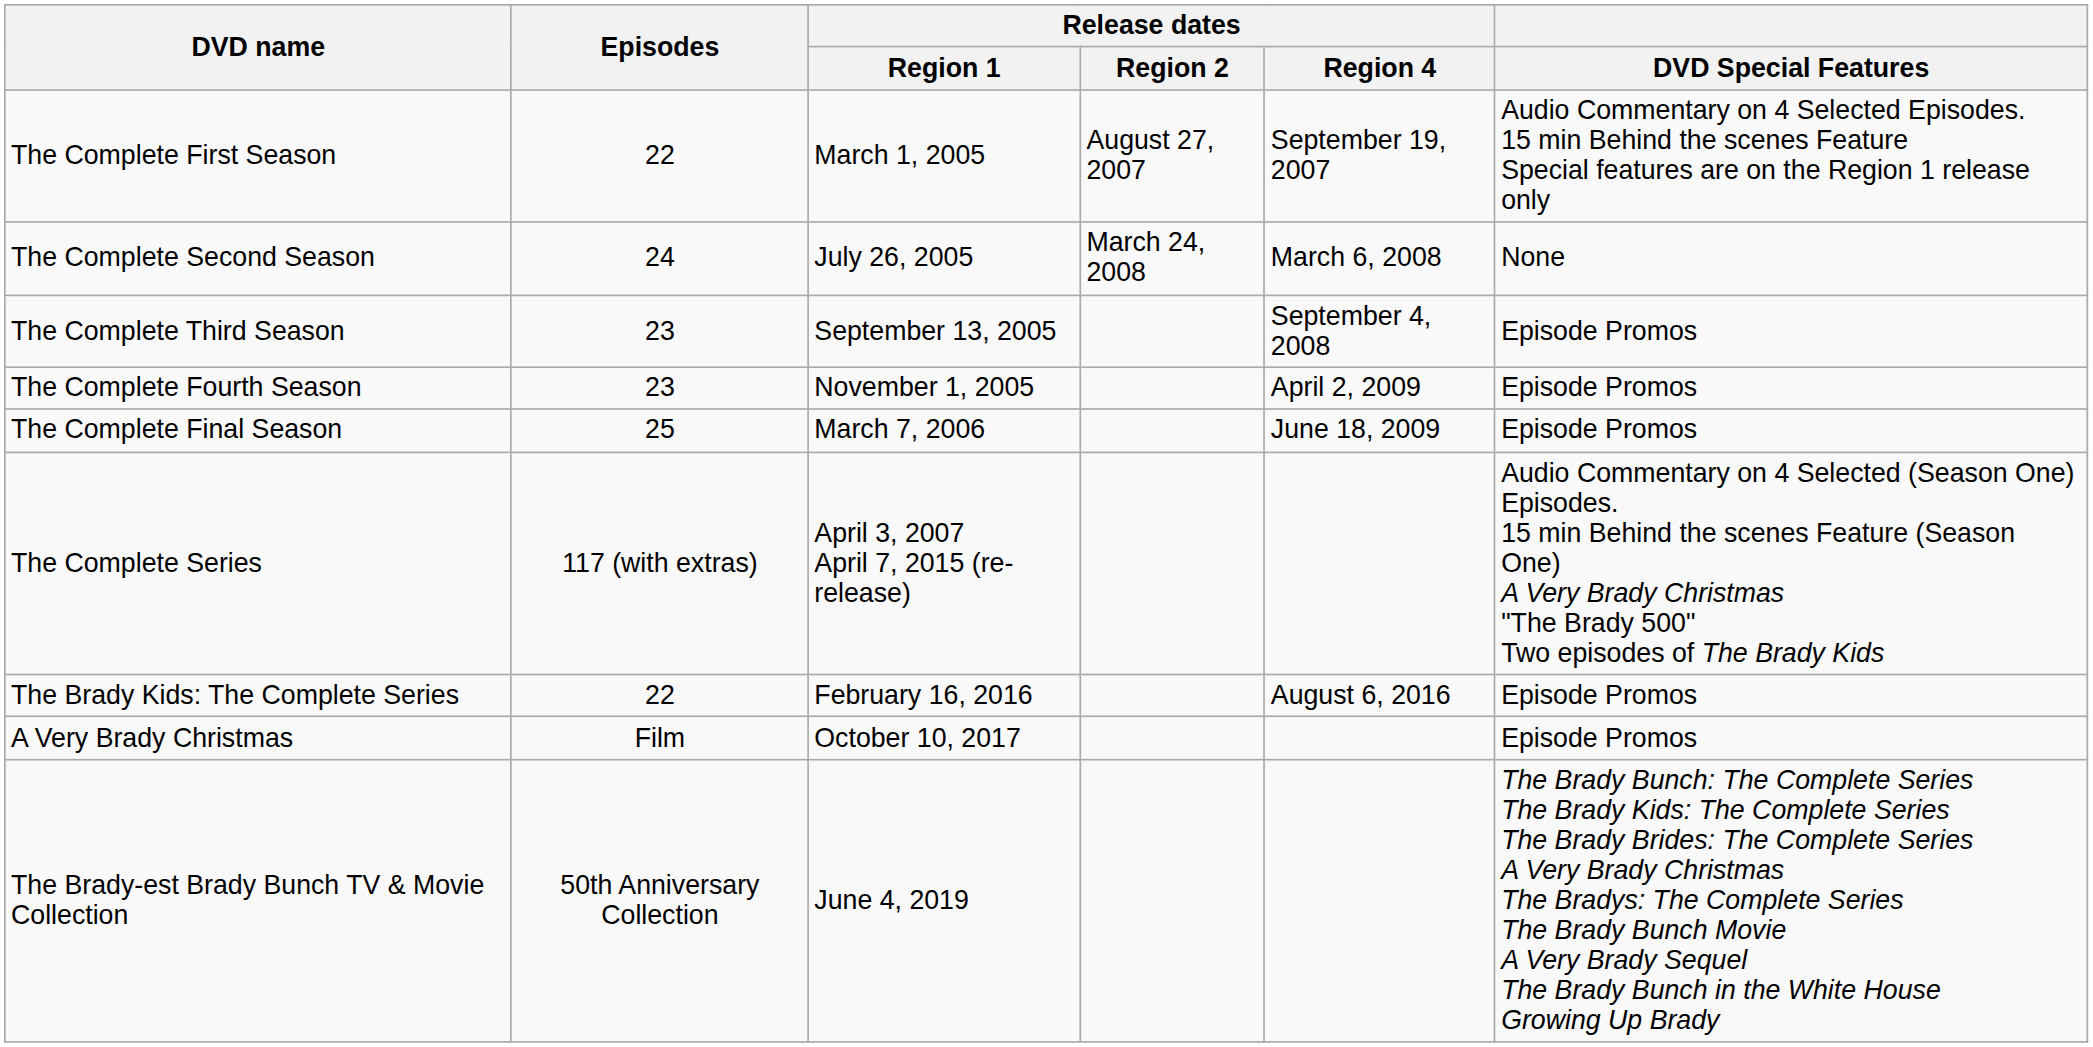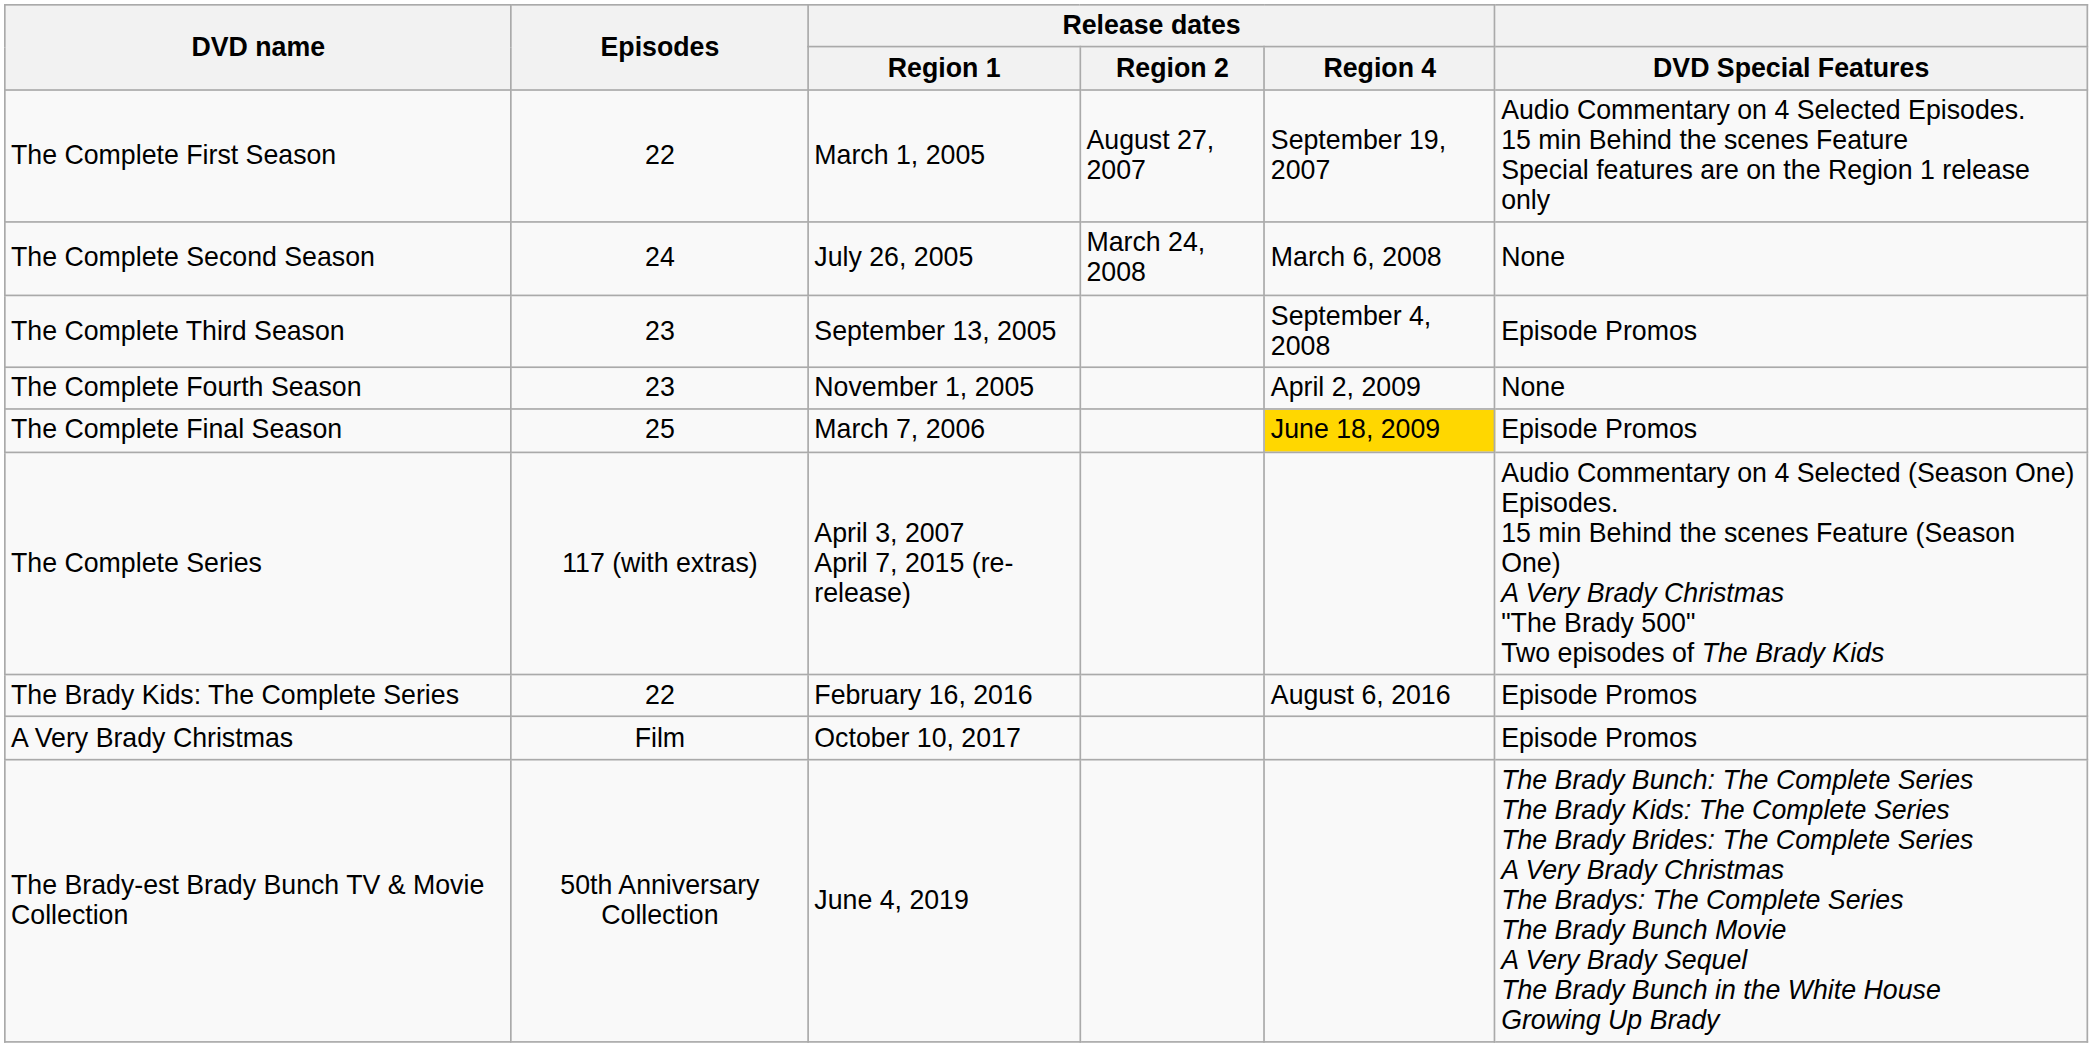(1599, 387) Episode Promos -> (1533, 387) None
(1356, 430) no background -> (1356, 430) gold background
